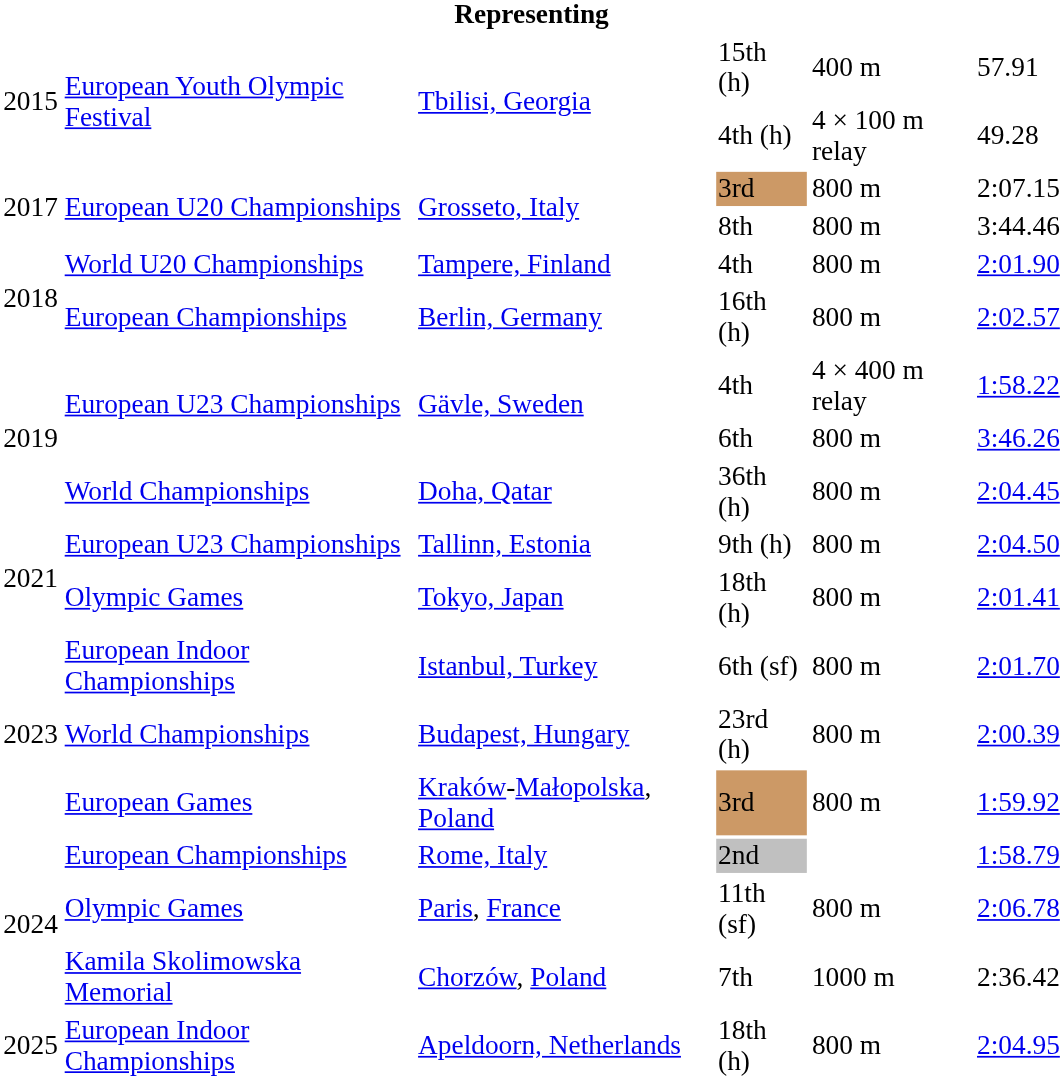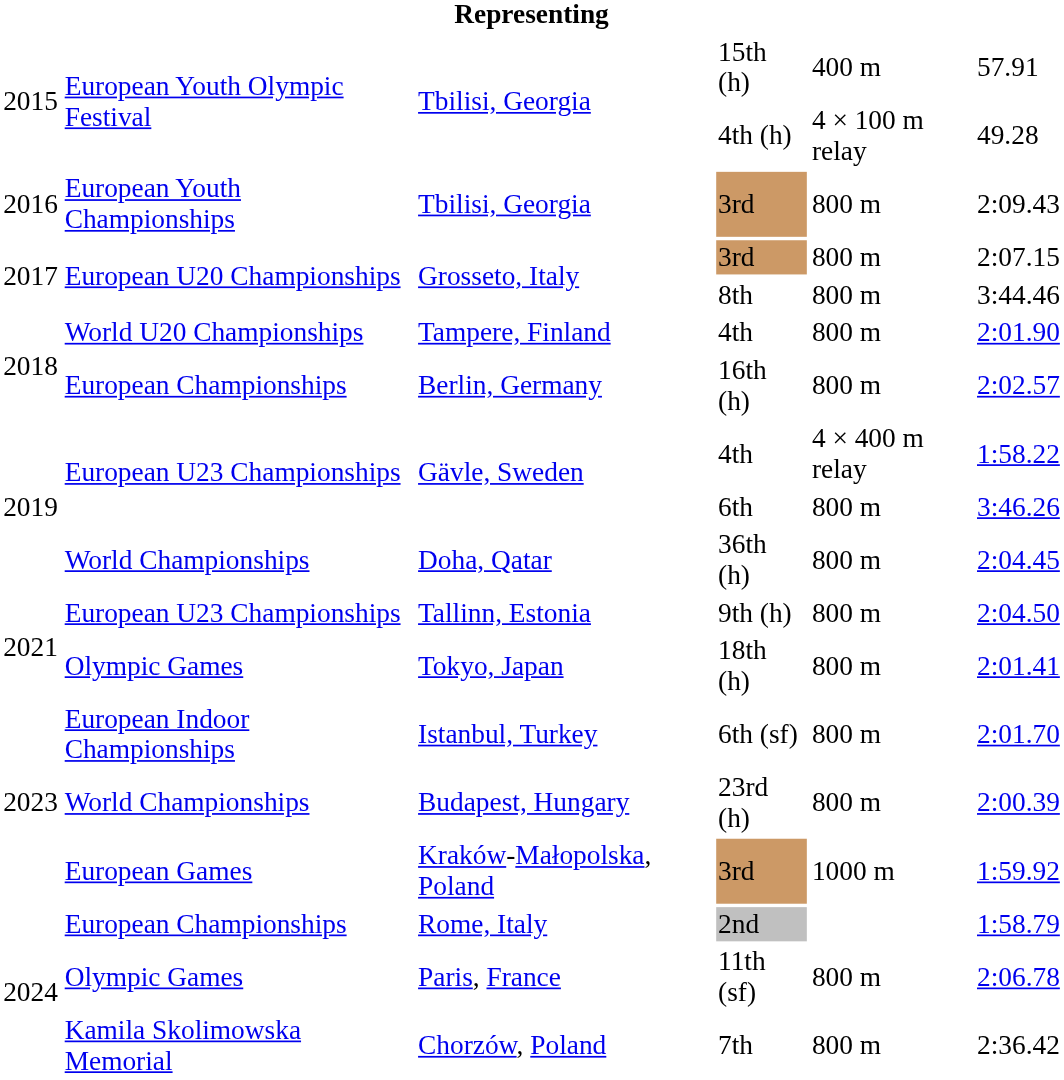+ row: (504, 203)
(846, 802) 800 m -> (853, 870) 1000 m
(853, 976) 1000 m -> (846, 1045) 800 m
- row: (550, 1045)
